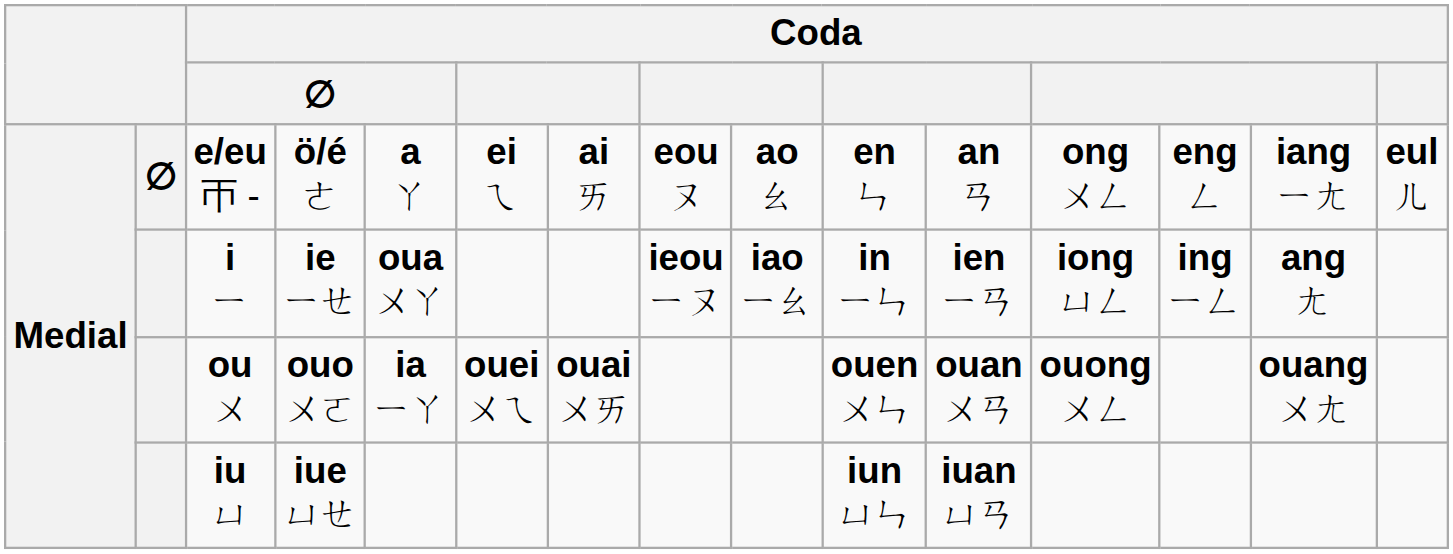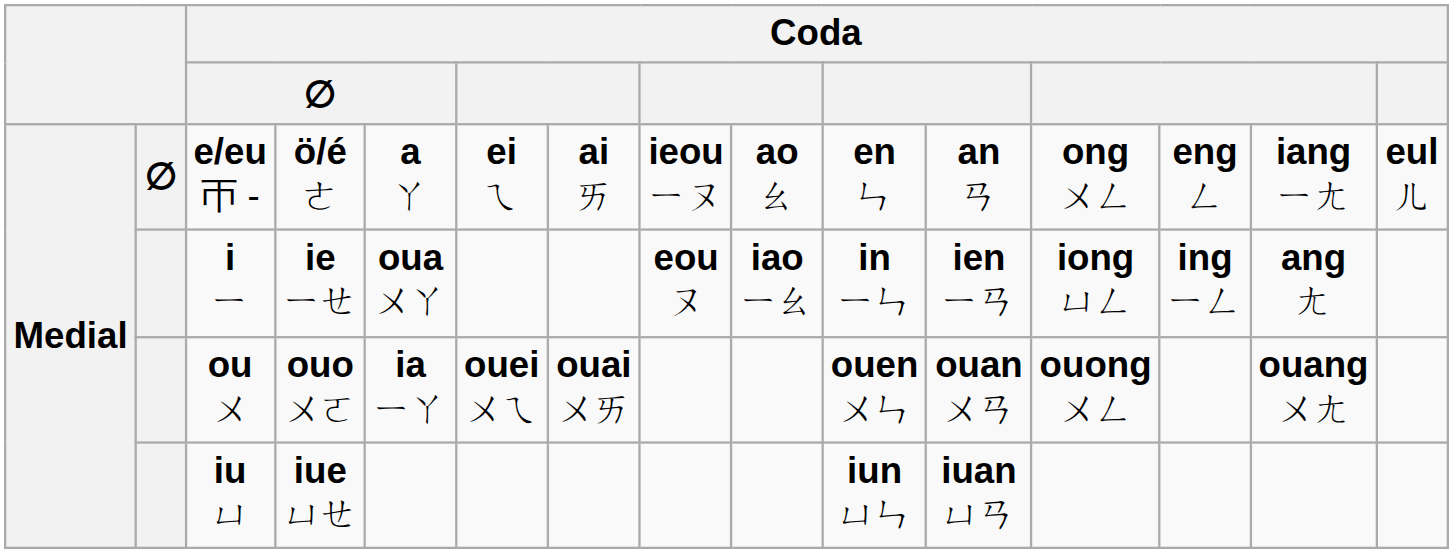(686, 173) eou ㄡ -> (686, 173) ieou ㄧㄡ
(686, 280) ieou ㄧㄡ -> (686, 280) eou ㄡ
